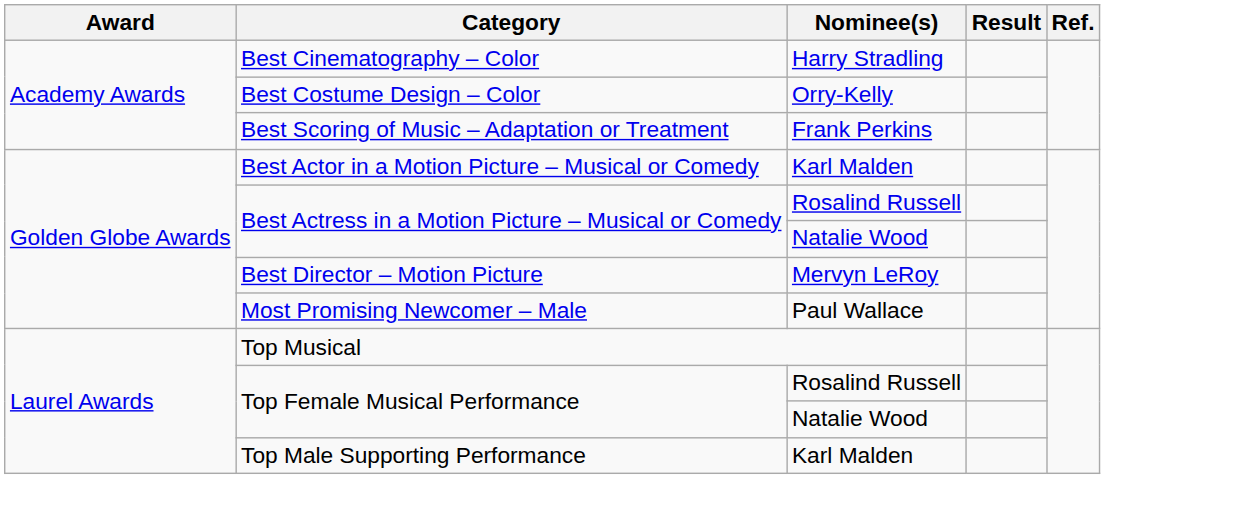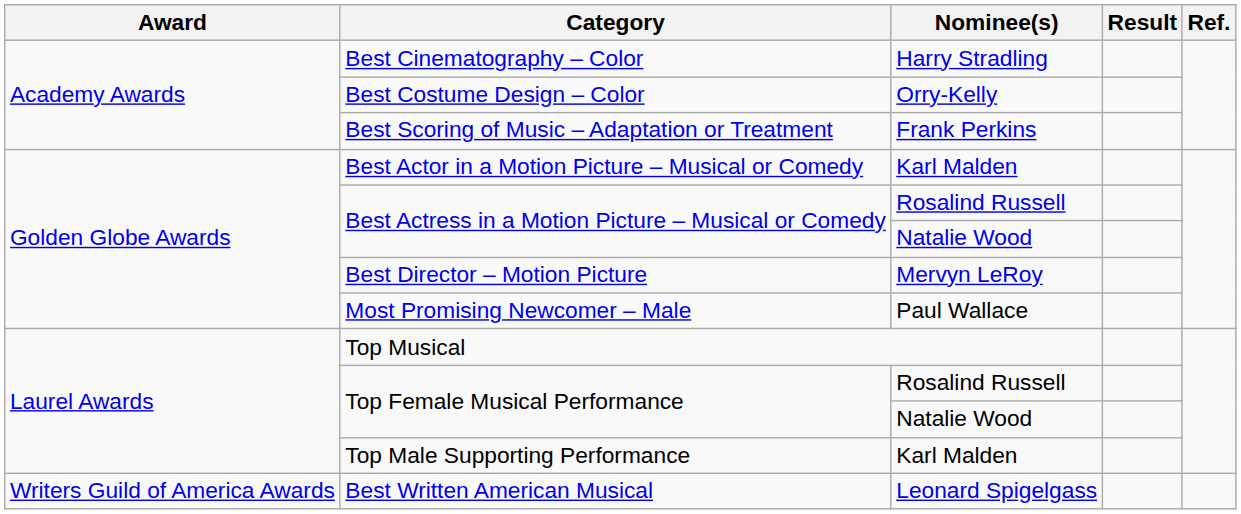+ row: (499, 490)
